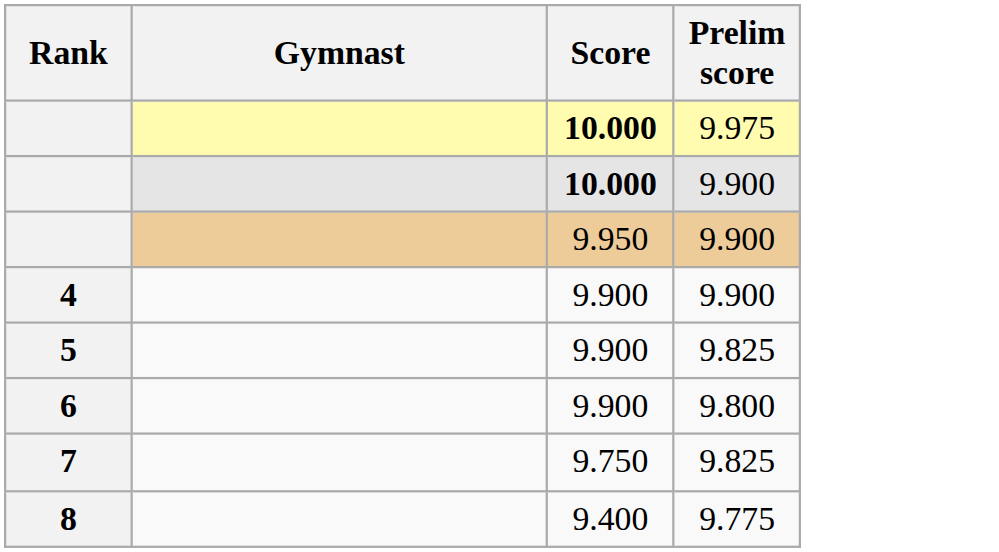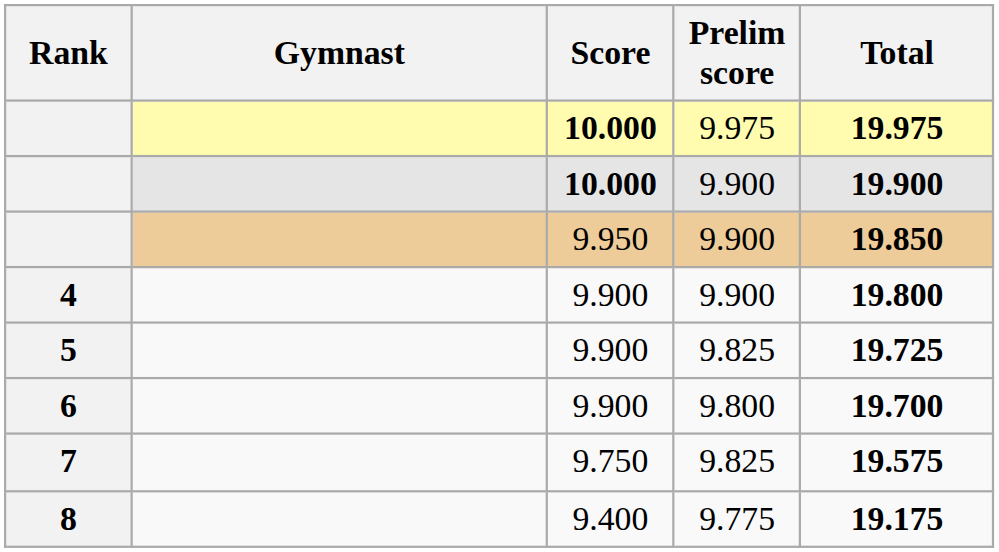+ column: (897, 52)
